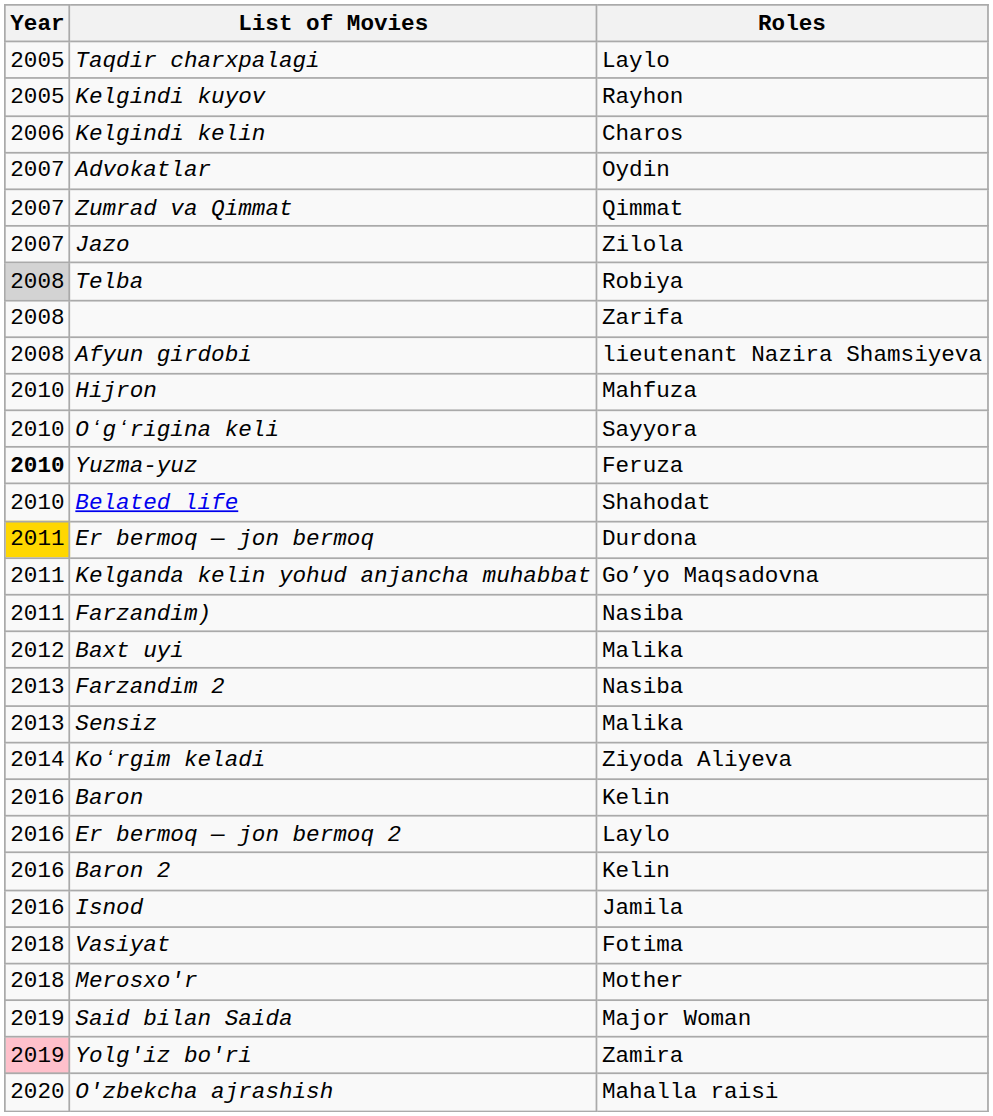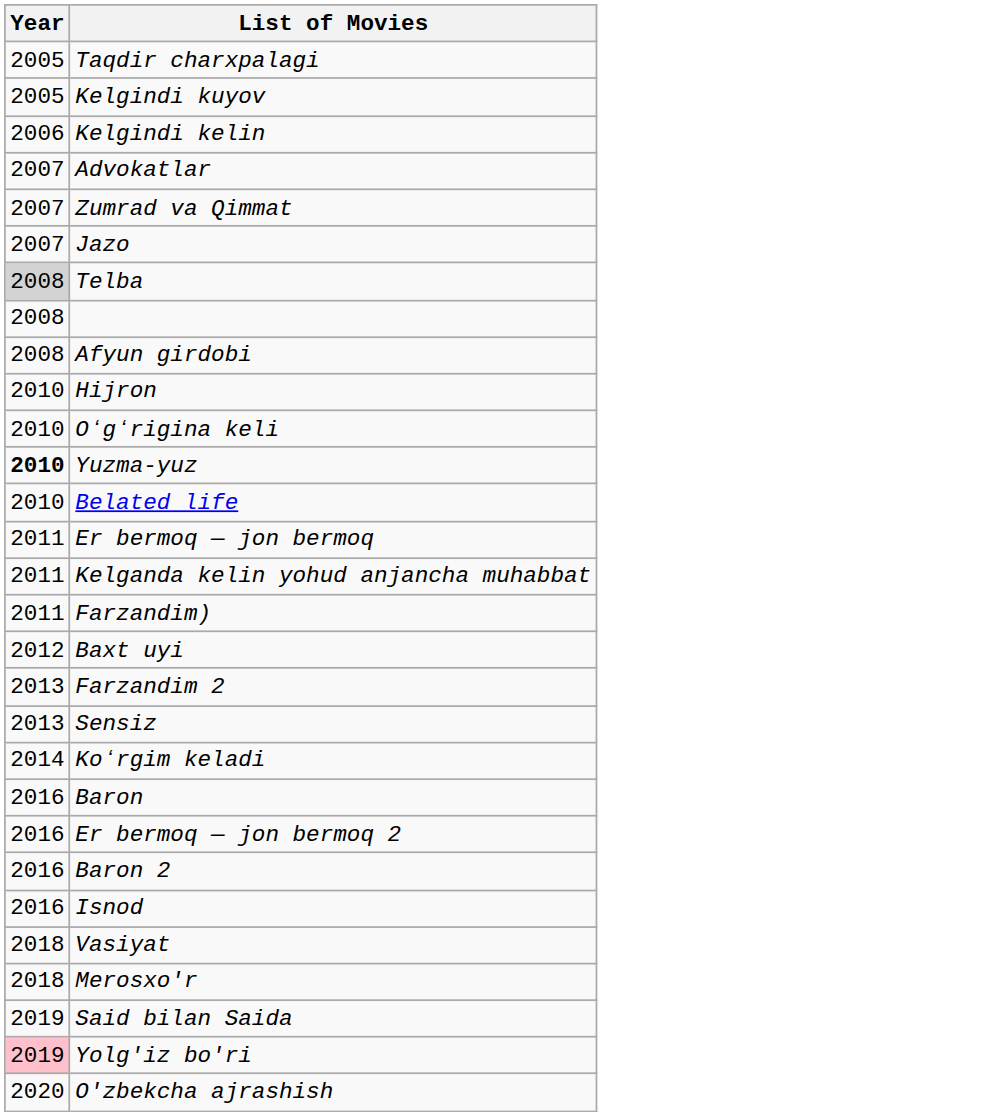- column: (792, 23)
(37, 539) gold background -> (37, 539) no background
